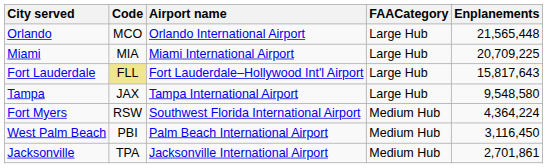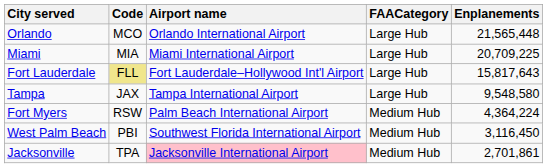(255, 113) Southwest Florida International Airport -> (238, 113) Palm Beach International Airport
(238, 133) Palm Beach International Airport -> (255, 133) Southwest Florida International Airport
(238, 152) no background -> (238, 152) pink background
